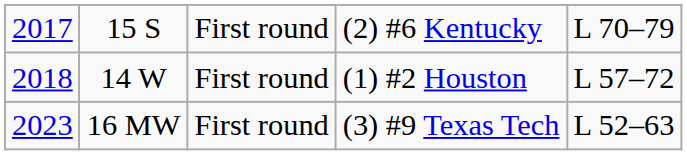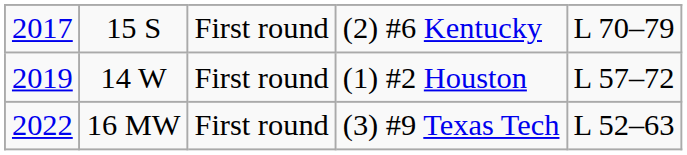(42, 76) 2018 -> (42, 76) 2019
(42, 125) 2023 -> (42, 125) 2022
